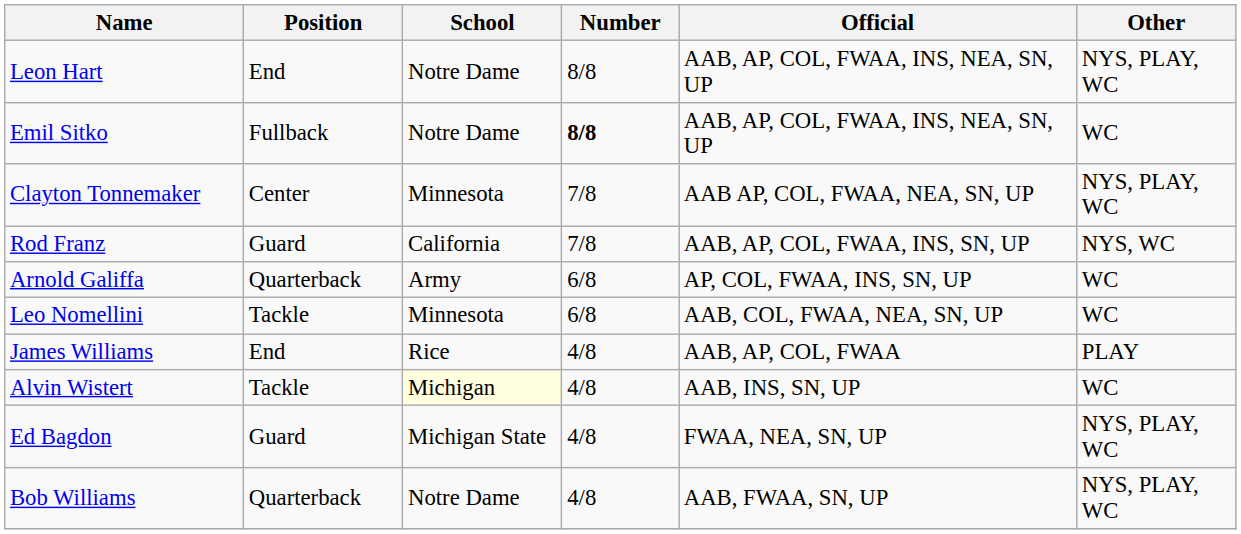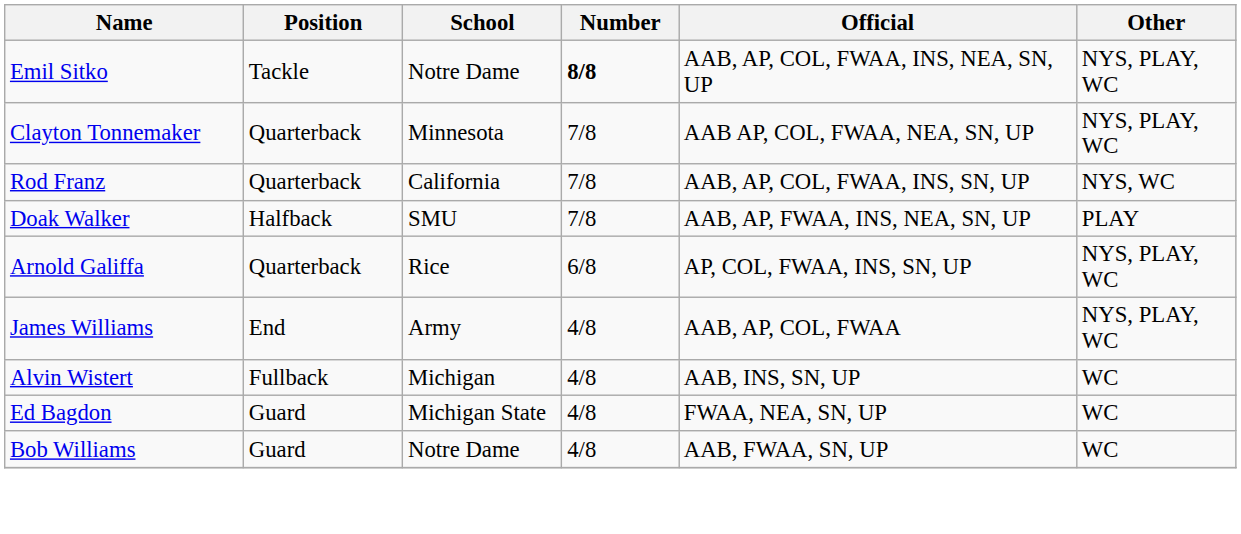- row: (56, 71)
(289, 132) Fullback -> (279, 71) Tackle
(1100, 132) WC -> (1140, 71) NYS, PLAY, WC
(279, 194) Center -> (305, 132) Quarterback
(277, 243) Guard -> (305, 181) Quarterback
+ row: (70, 217)
(435, 279) Army -> (429, 266) Rice
(1100, 279) WC -> (1140, 266) NYS, PLAY, WC
- row: (77, 315)
(429, 351) Rice -> (435, 328) Army
(1110, 351) PLAY -> (1140, 328) NYS, PLAY, WC
(279, 387) Tackle -> (289, 376) Fullback
(452, 387) lightyellow background -> (452, 376) no background
(1140, 436) NYS, PLAY, WC -> (1100, 413) WC
(305, 497) Quarterback -> (277, 449) Guard
(1140, 497) NYS, PLAY, WC -> (1100, 449) WC
